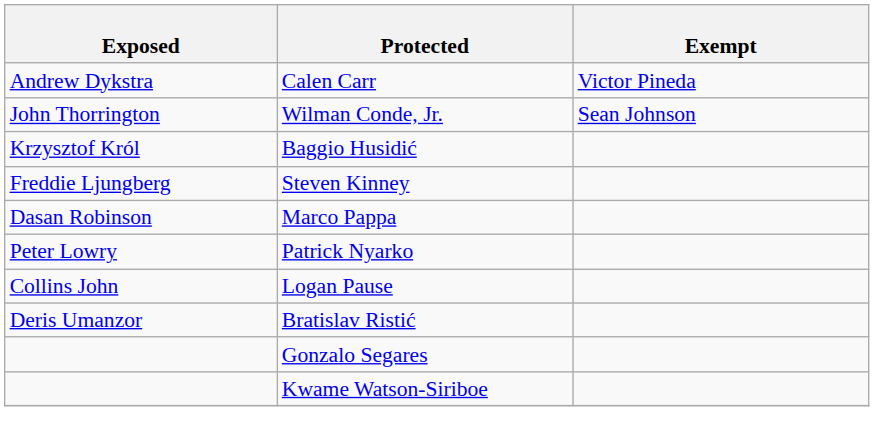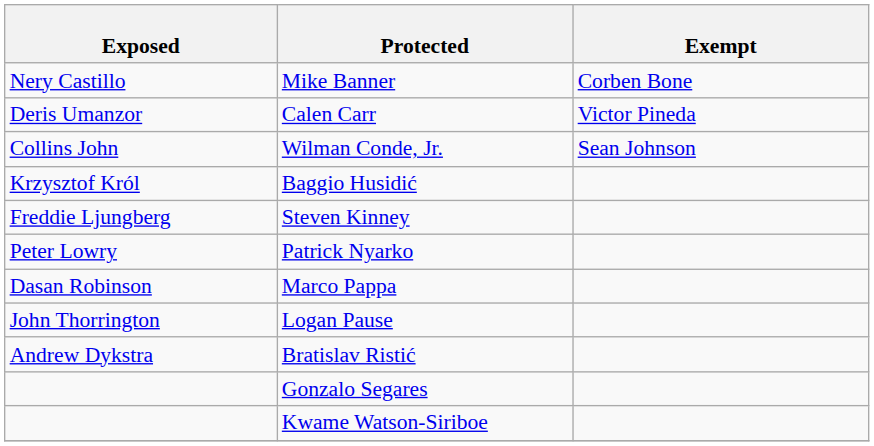+ row: (339, 80)
(81, 80) Andrew Dykstra -> (76, 114) Deris Umanzor
(85, 114) John Thorrington -> (64, 148) Collins John
rows swapped: (348, 251) <-> (339, 217)
(64, 285) Collins John -> (85, 319) John Thorrington
(76, 319) Deris Umanzor -> (81, 354) Andrew Dykstra
